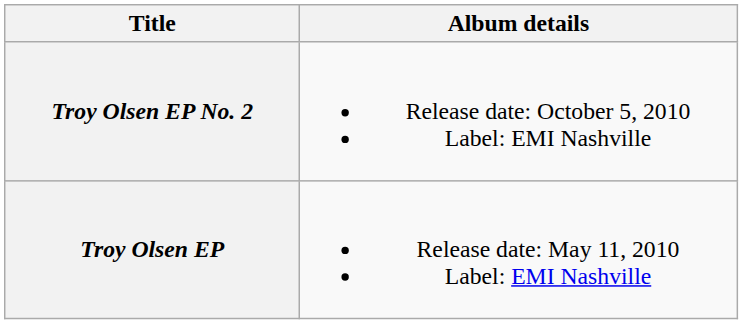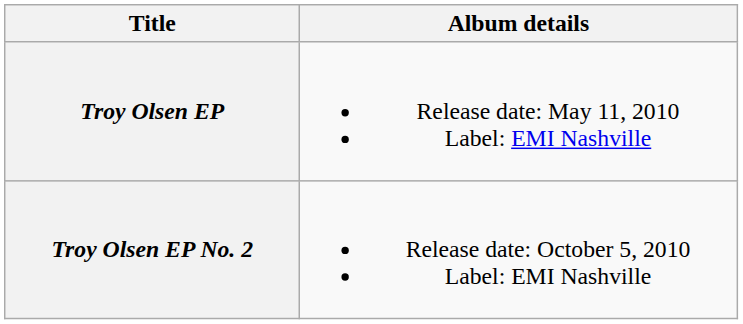rows swapped: (152, 249) <-> (152, 111)
